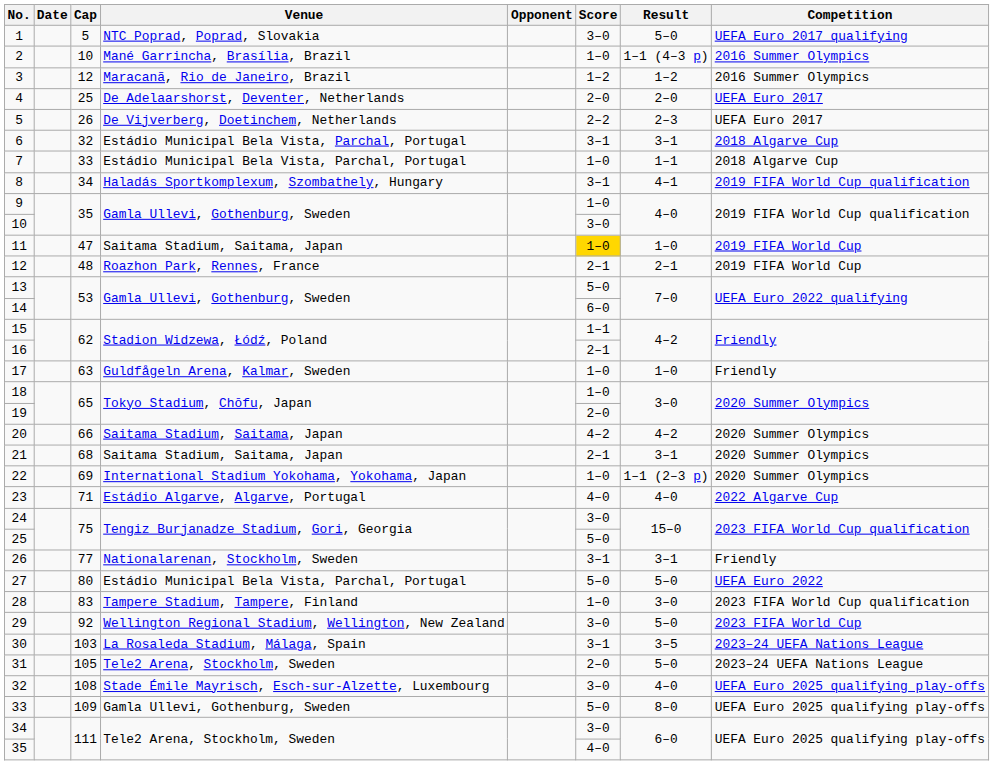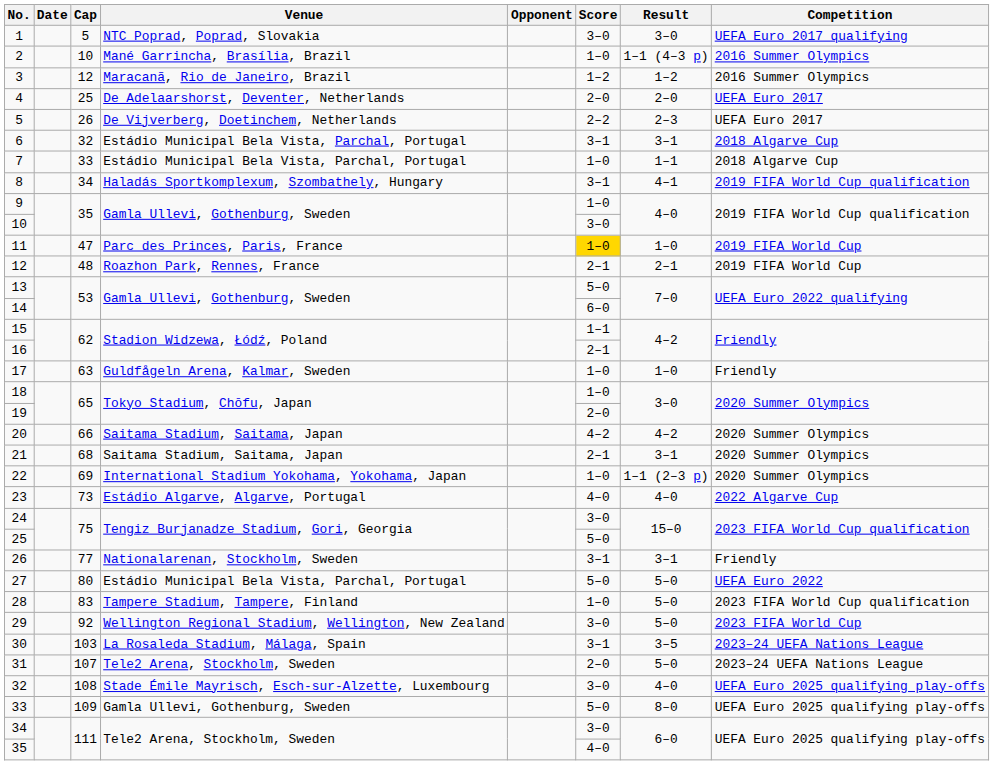(666, 36) 5–0 -> (666, 36) 3–0
(223, 246) Saitama Stadium, Saitama, Japan -> (223, 246) Parc des Princes, Paris, France
(85, 497) 71 -> (85, 497) 73
(666, 602) 3–0 -> (666, 602) 5–0
(85, 665) 105 -> (85, 665) 107
